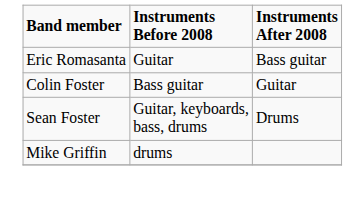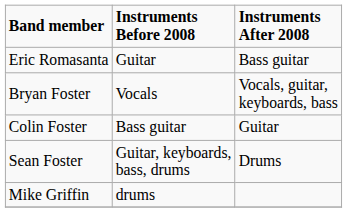+ row: (50, 93)
